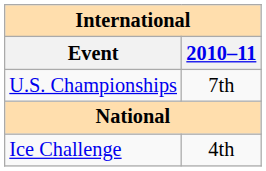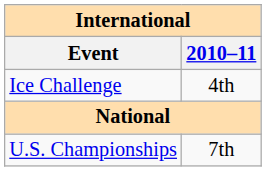rows swapped: (65, 149) <-> (93, 85)
